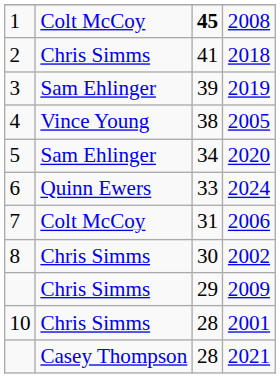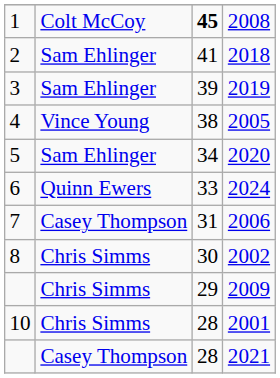(95, 54) Chris Simms -> (98, 54) Sam Ehlinger
(93, 222) Colt McCoy -> (114, 222) Casey Thompson
